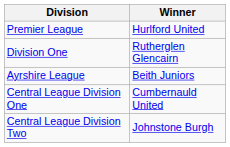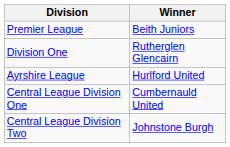(168, 30) Hurlford United -> (163, 30) Beith Juniors
(163, 76) Beith Juniors -> (168, 76) Hurlford United
